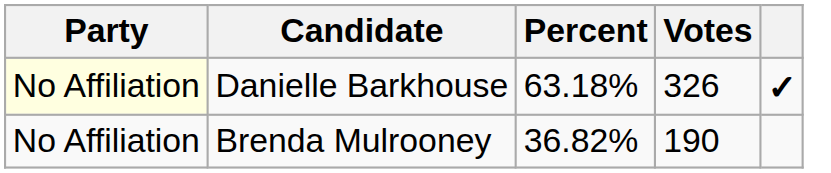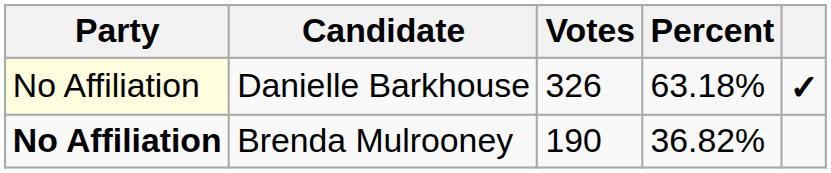columns swapped: (708, 31) <-> (586, 31)
(106, 140) normal -> (117, 140) bold
